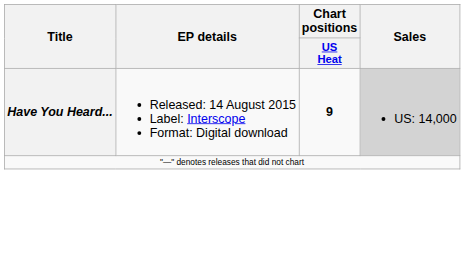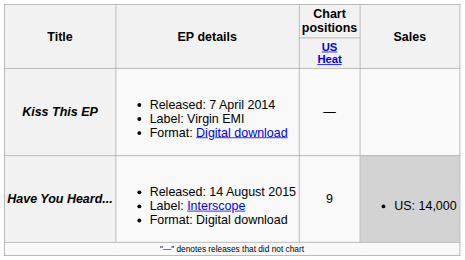+ row: (60, 111)
(330, 111) bold -> (330, 198) normal
